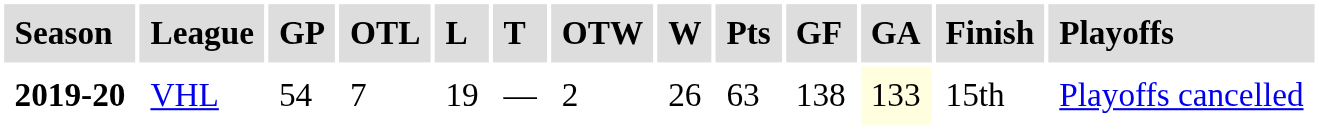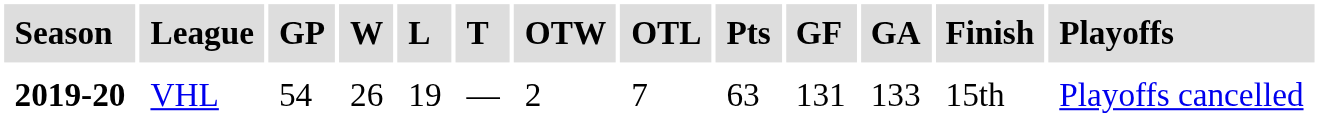columns swapped: (685, 32) <-> (385, 32)
(821, 95) 138 -> (821, 95) 131
(896, 95) lightyellow background -> (896, 95) no background
